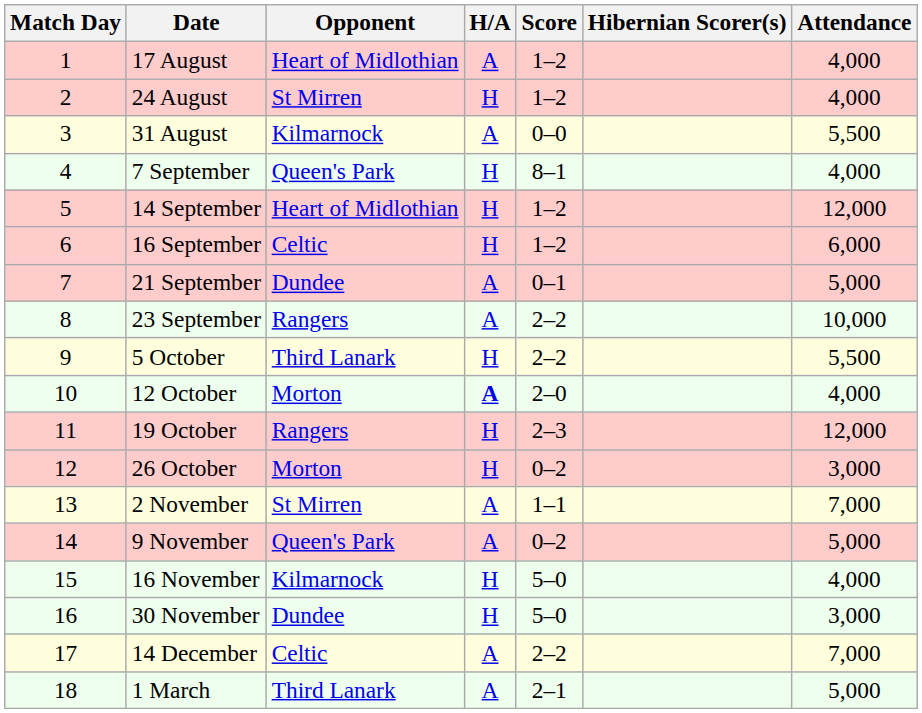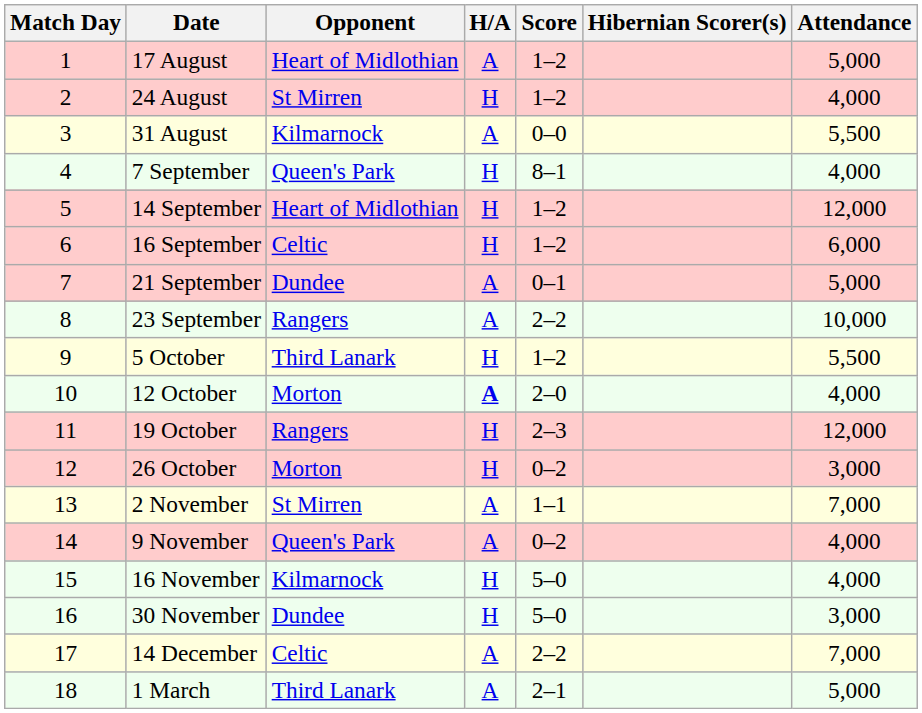(854, 60) 4,000 -> (854, 60) 5,000
(549, 356) 2–2 -> (549, 356) 1–2
(854, 541) 5,000 -> (854, 541) 4,000
